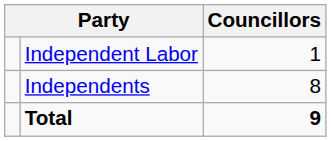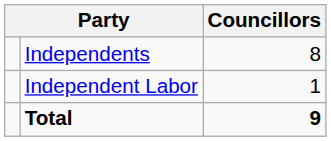rows swapped: (87, 86) <-> (111, 53)
